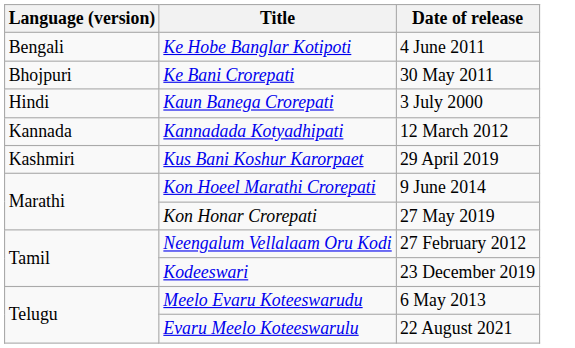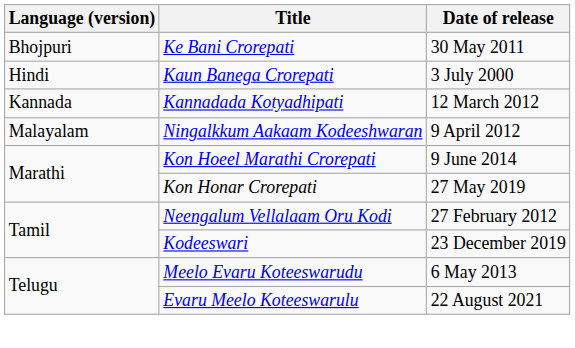- row: (257, 46)
- row: (263, 159)
+ row: (293, 131)
